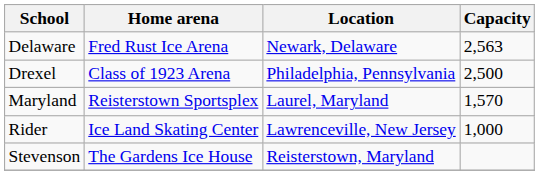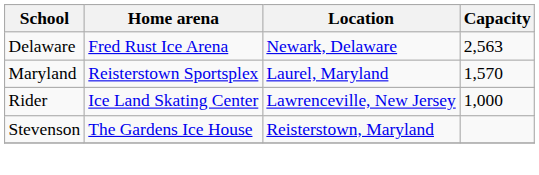- row: (32, 73)
